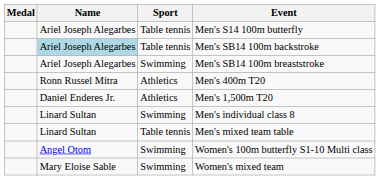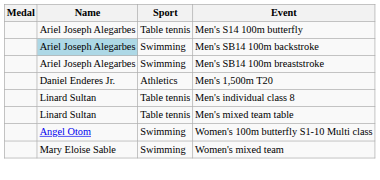(165, 47) Table tennis -> (163, 47) Swimming
- row: (230, 81)
(163, 115) Swimming -> (165, 98) Table tennis
